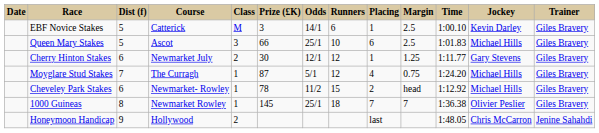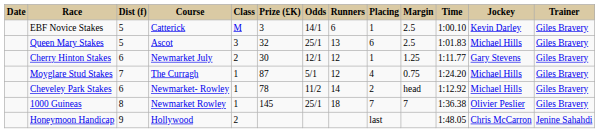(264, 43) 66 -> (264, 43) 32
(335, 43) 10 -> (335, 43) 13
(335, 89) 15 -> (335, 89) 14
